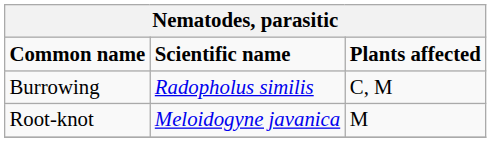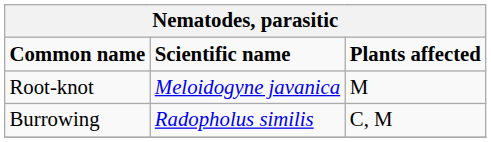rows swapped: (55, 86) <-> (52, 119)
